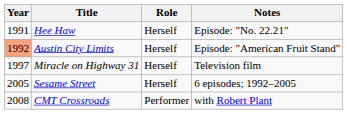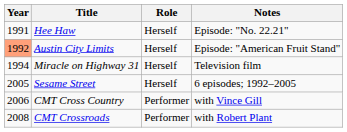(18, 65) 1997 -> (18, 65) 1994
+ row: (79, 100)
